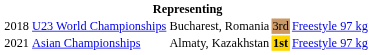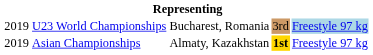(17, 26) 2018 -> (17, 26) 2019
(330, 26) no background -> (330, 26) lightblue background
(17, 43) 2021 -> (17, 43) 2019
